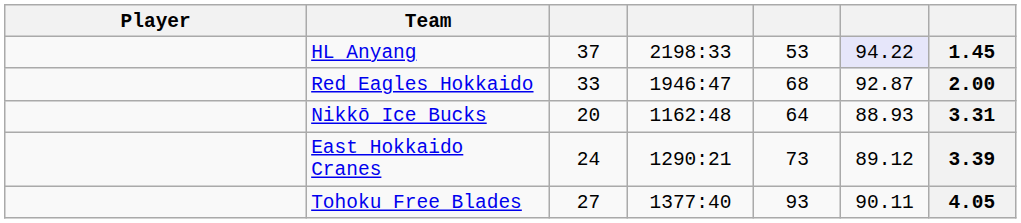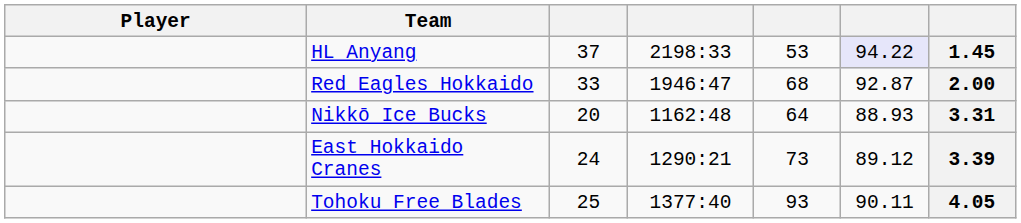(589, 202) 27 -> (589, 202) 25
